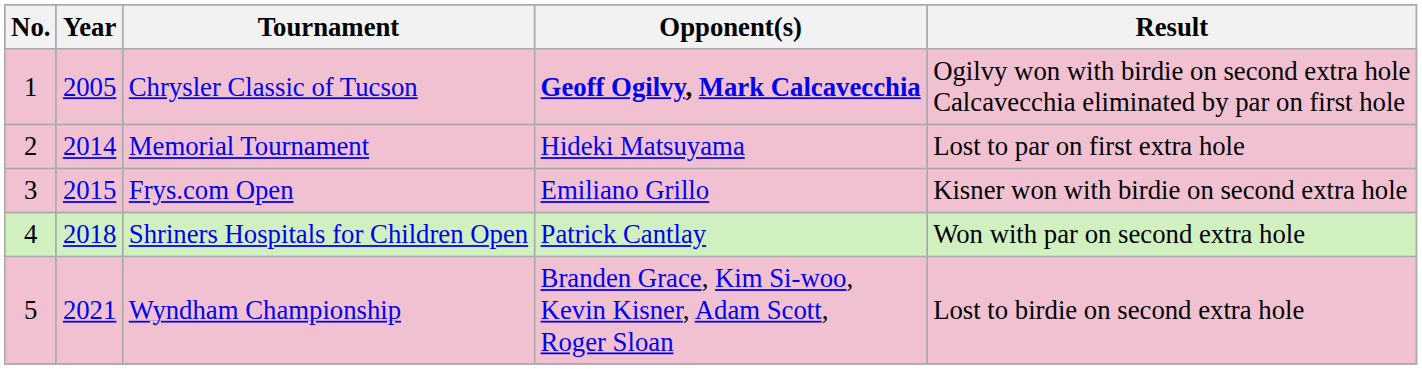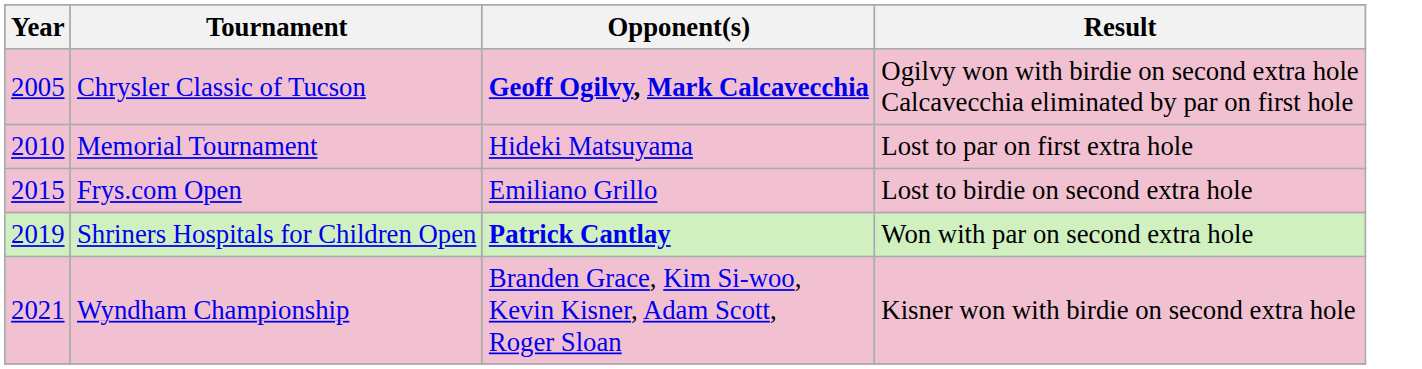- column: (31, 26)
(90, 146) 2014 -> (38, 146) 2010
(1170, 190) Kisner won with birdie on second extra hole -> (1067, 190) Lost to birdie on second extra hole
(90, 234) 2018 -> (38, 234) 2019
(623, 234) normal -> (580, 234) bold
(1119, 310) Lost to birdie on second extra hole -> (1119, 310) Kisner won with birdie on second extra hole
